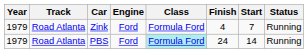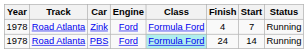(17, 27) 1979 -> (17, 27) 1978
(17, 42) 1979 -> (17, 42) 1978
